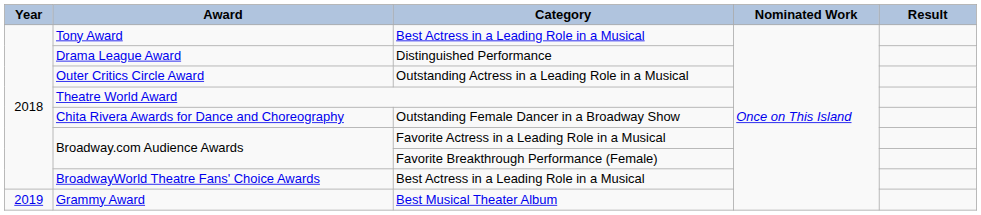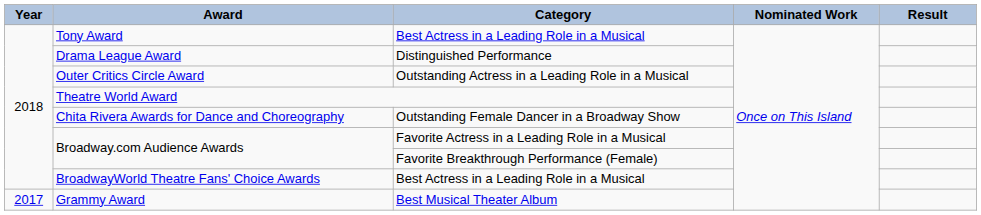(29, 199) 2019 -> (29, 199) 2017
